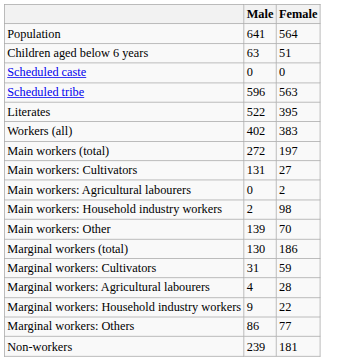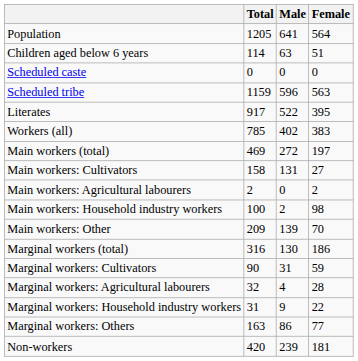+ column: (260, 14)
